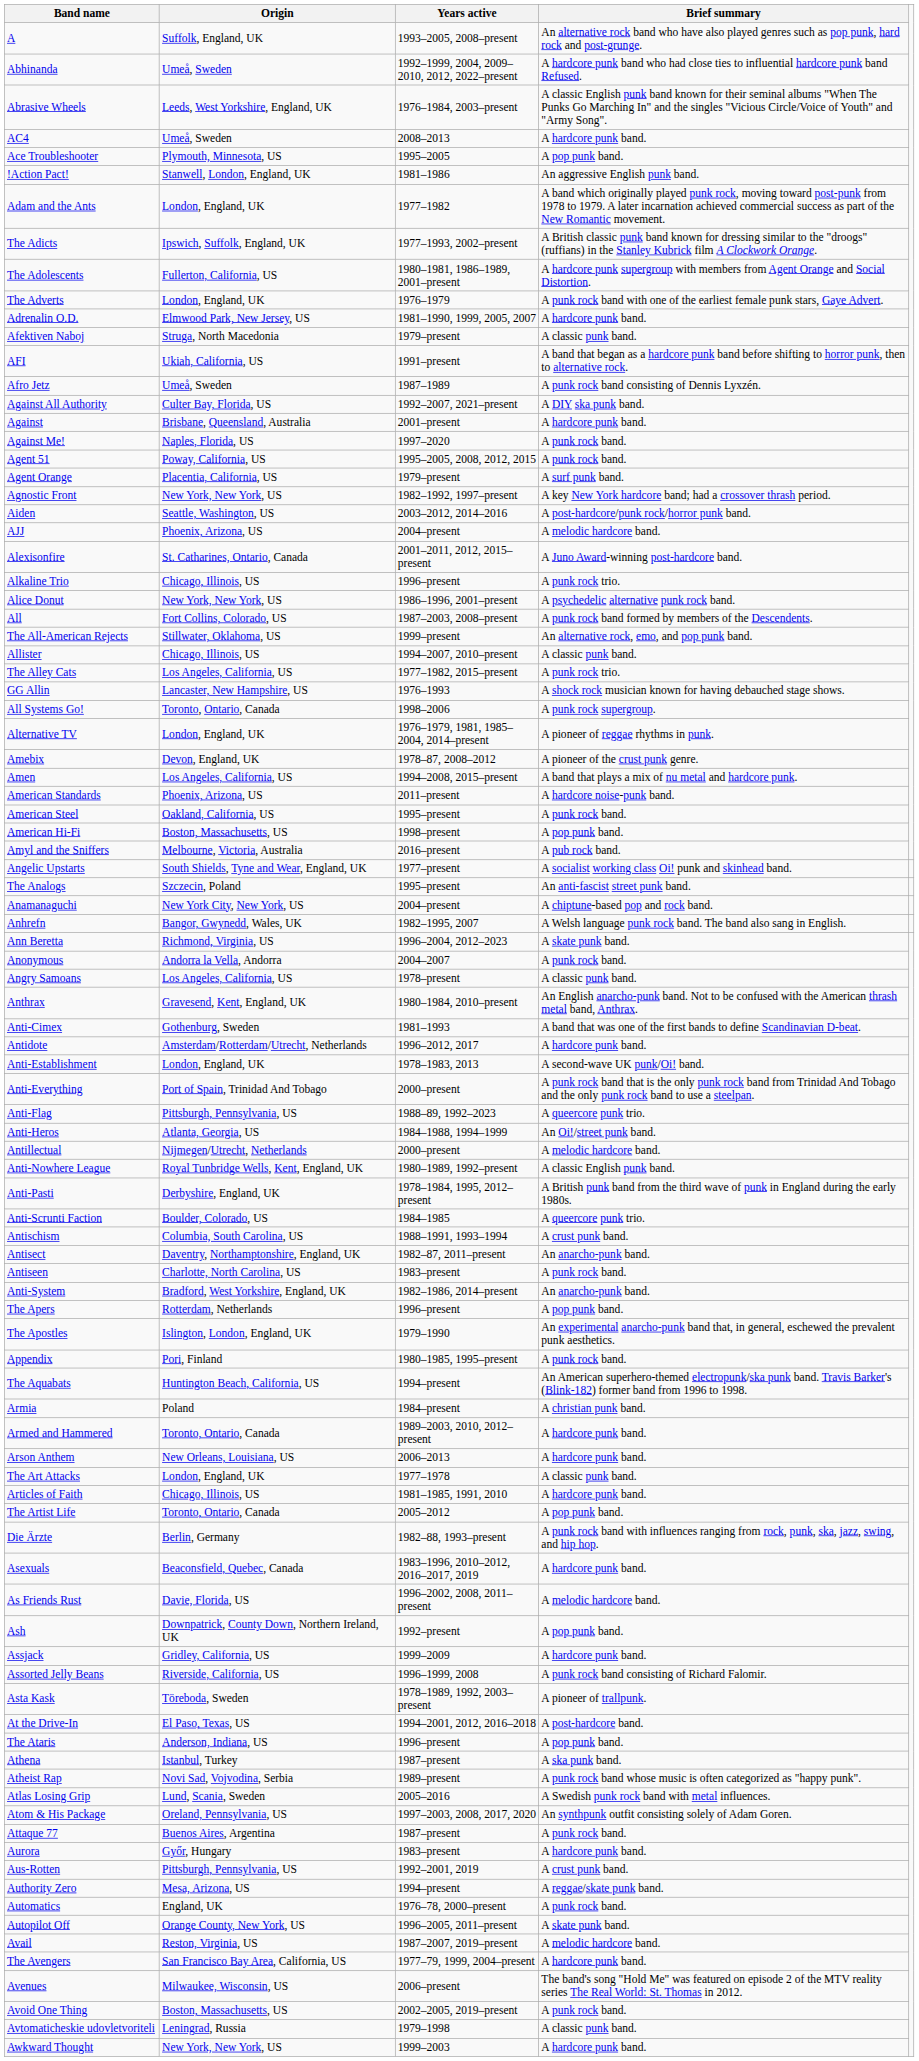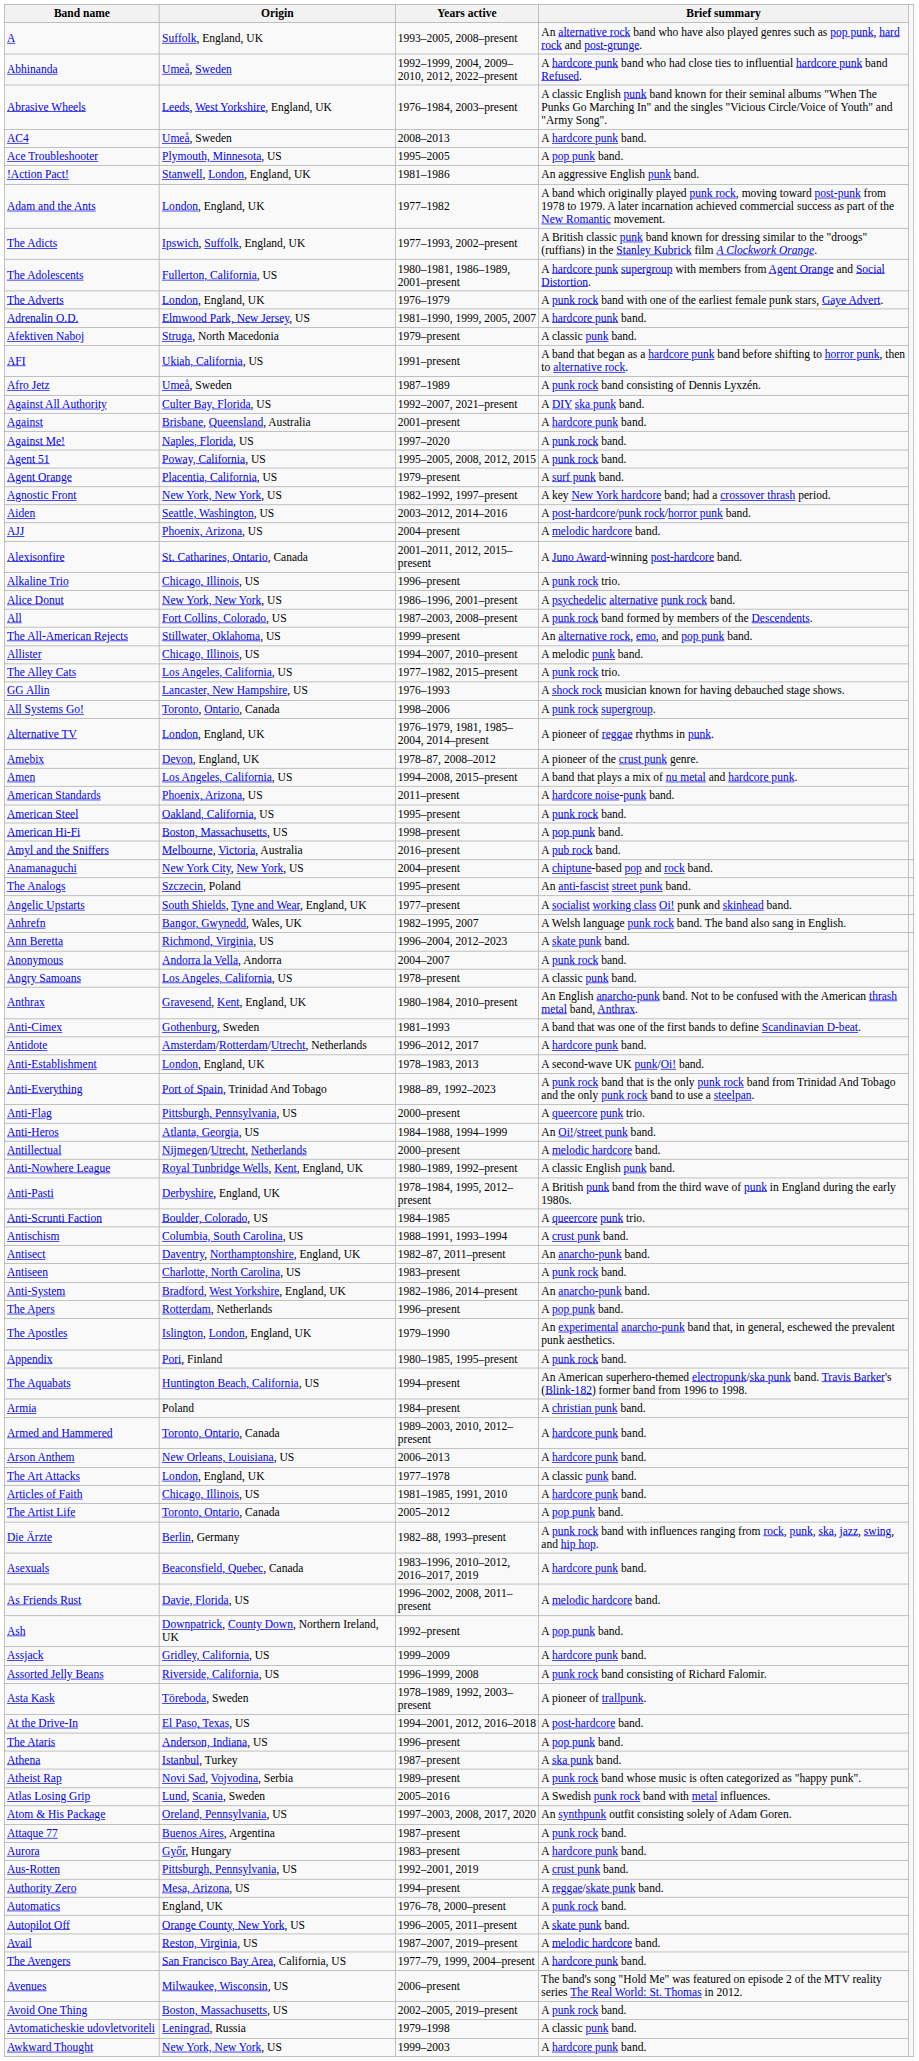(589, 654) A classic punk band. -> (592, 654) A melodic punk band.
rows swapped: (42, 905) <-> (46, 868)
(429, 1089) 2000–present -> (447, 1089) 1988–89, 1992–2023
(447, 1113) 1988–89, 1992–2023 -> (429, 1113) 2000–present
